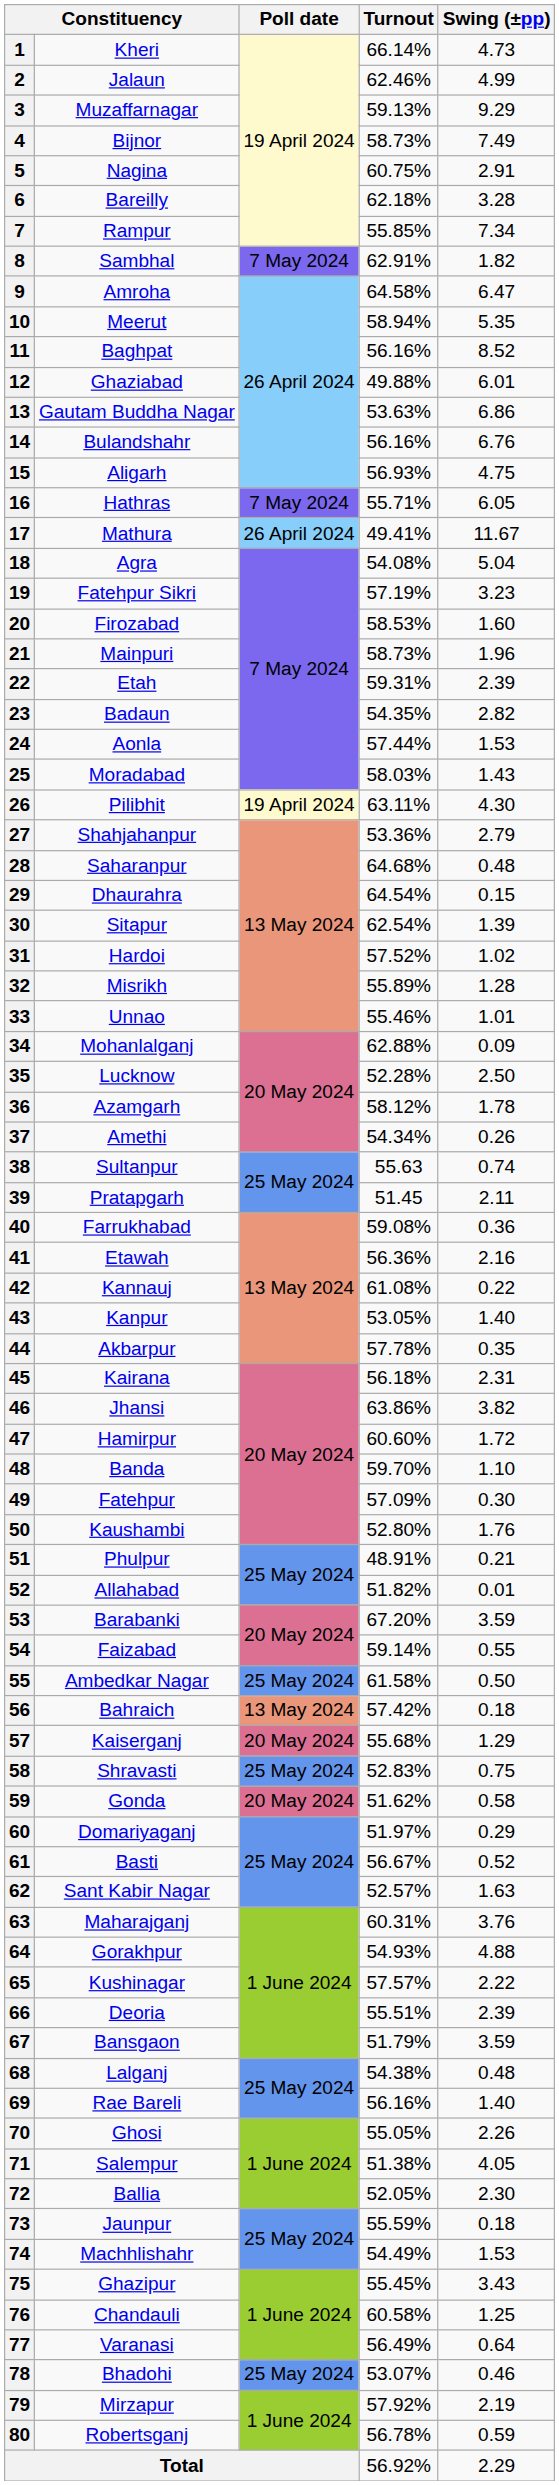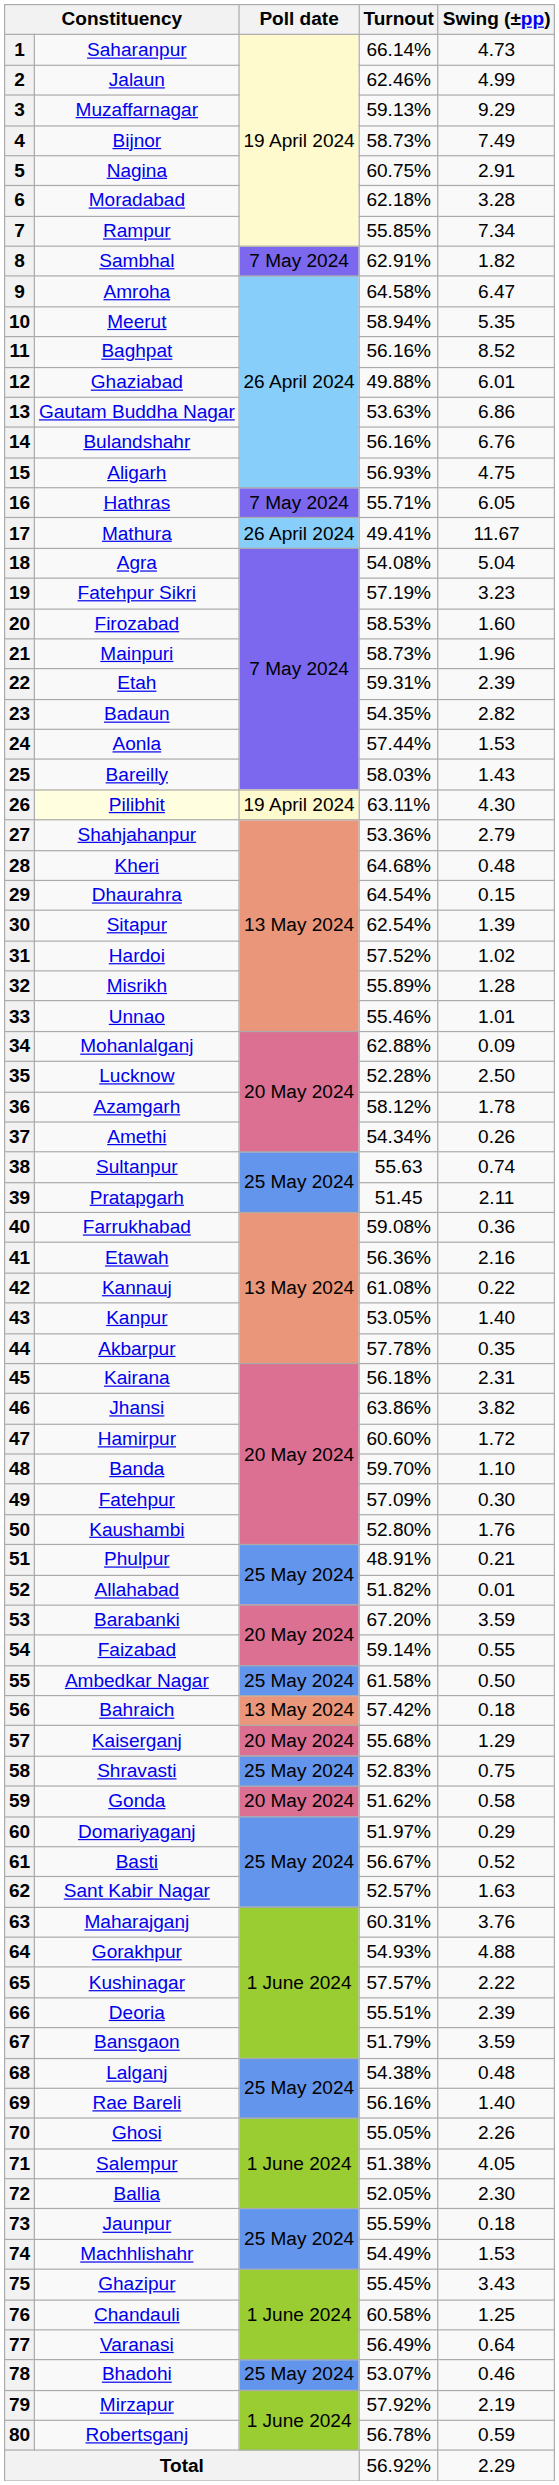(137, 49) Kheri -> (137, 49) Saharanpur
(137, 200) Bareilly -> (137, 200) Moradabad
(137, 774) Moradabad -> (137, 774) Bareilly
(137, 804) no background -> (137, 804) lightyellow background
(137, 865) Saharanpur -> (137, 865) Kheri
